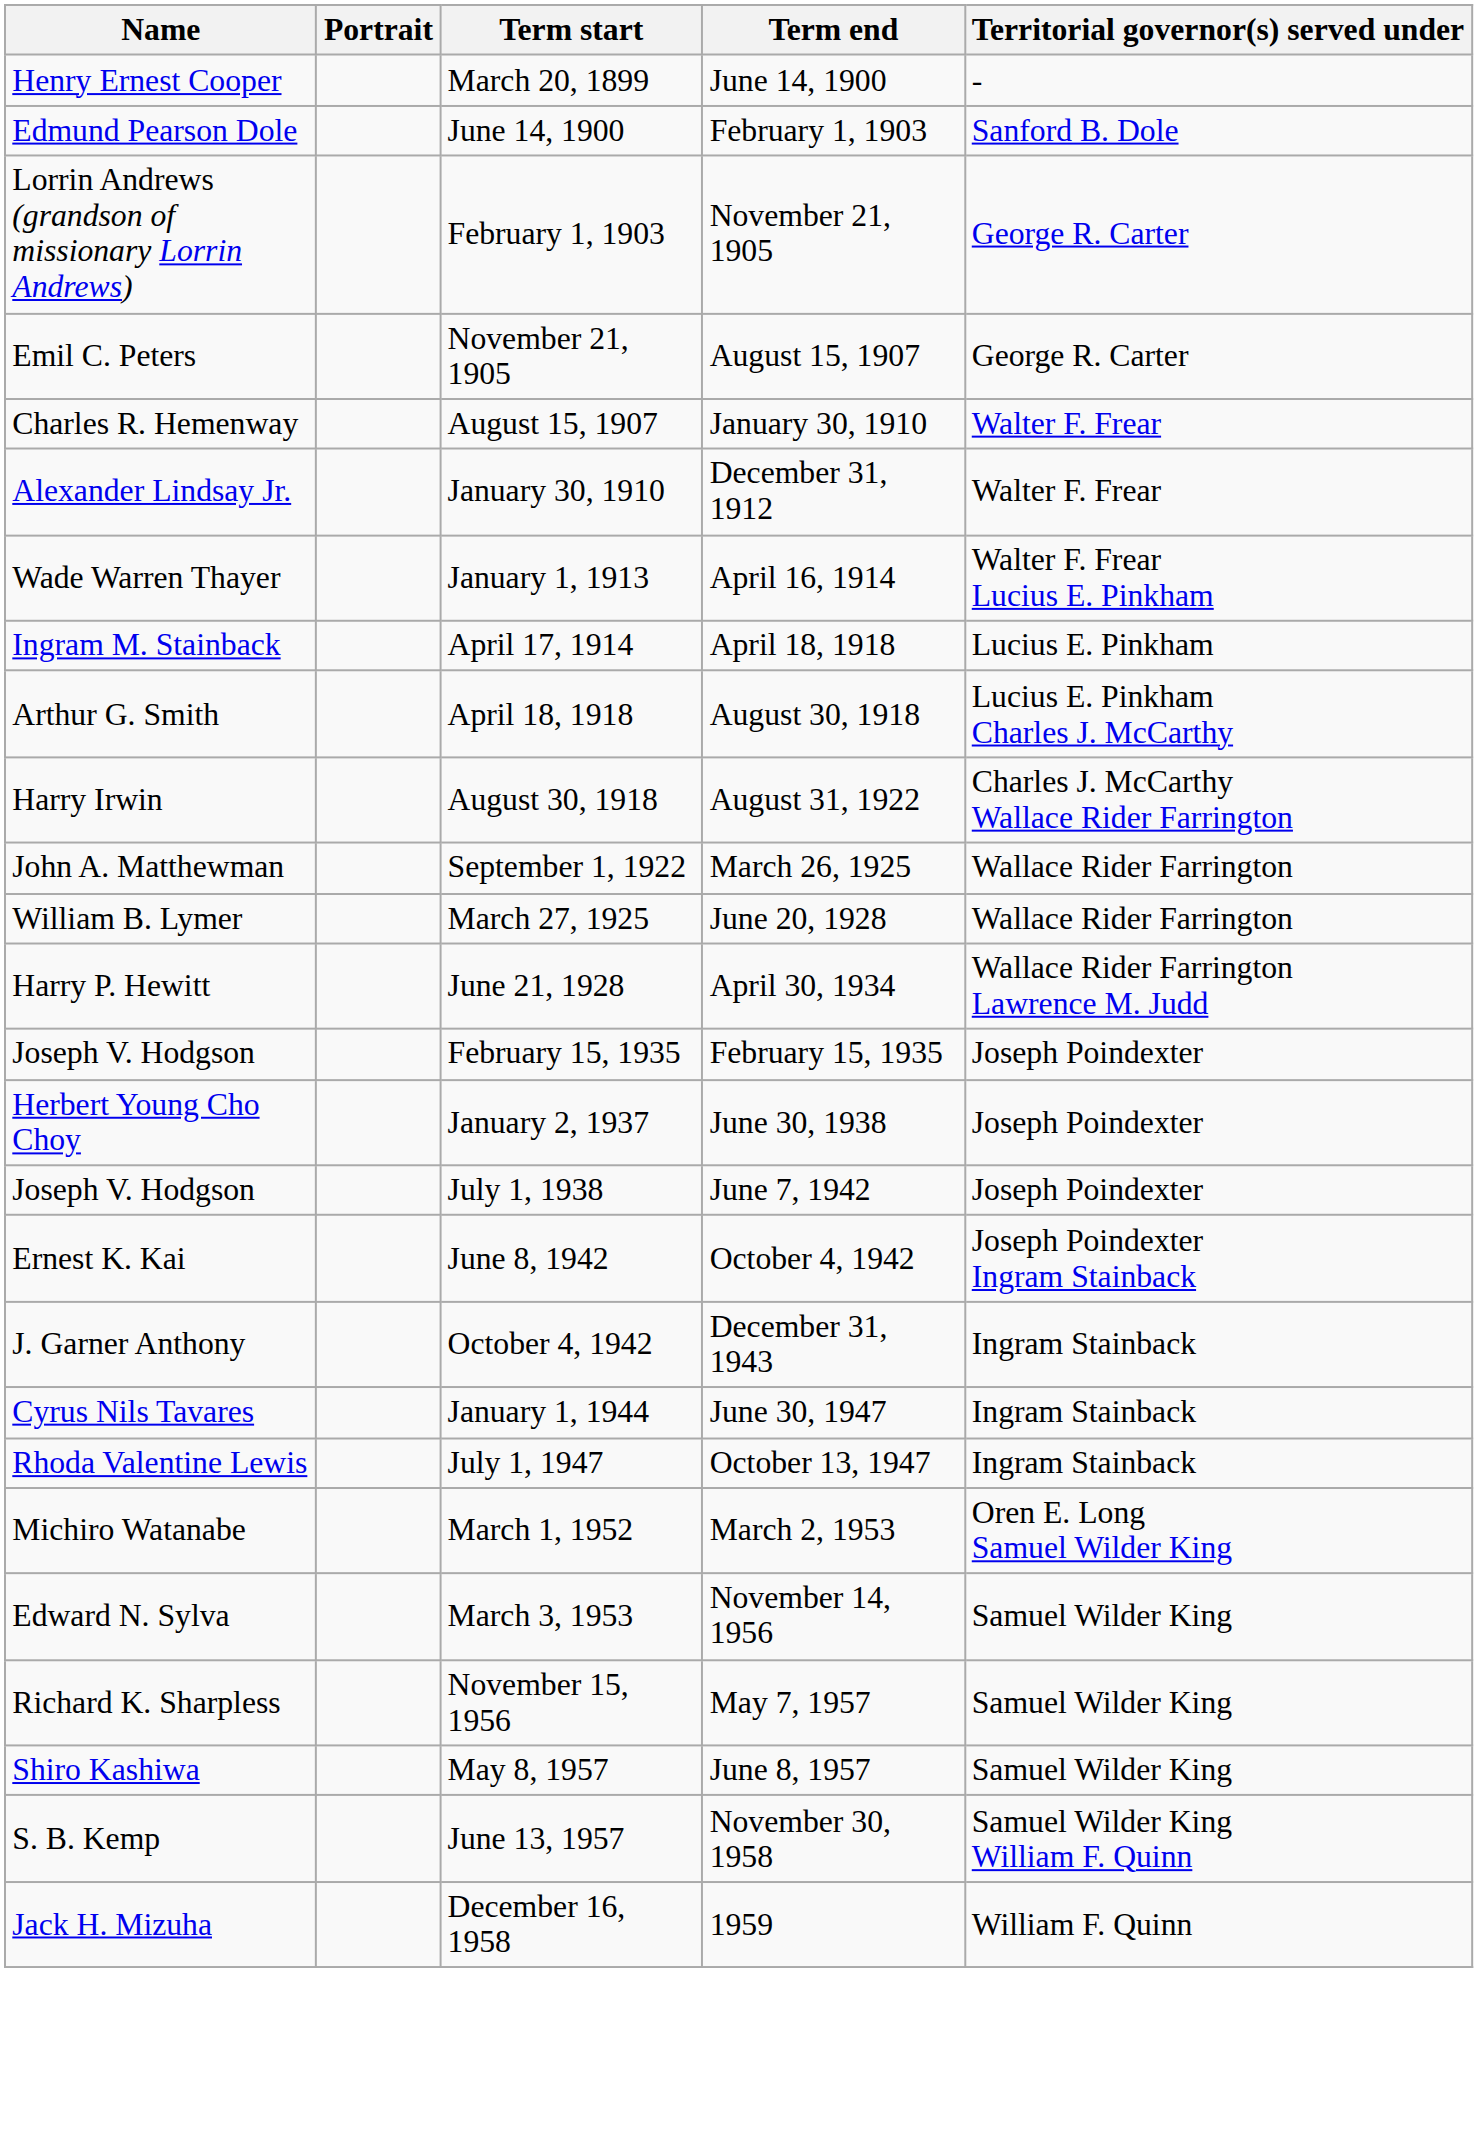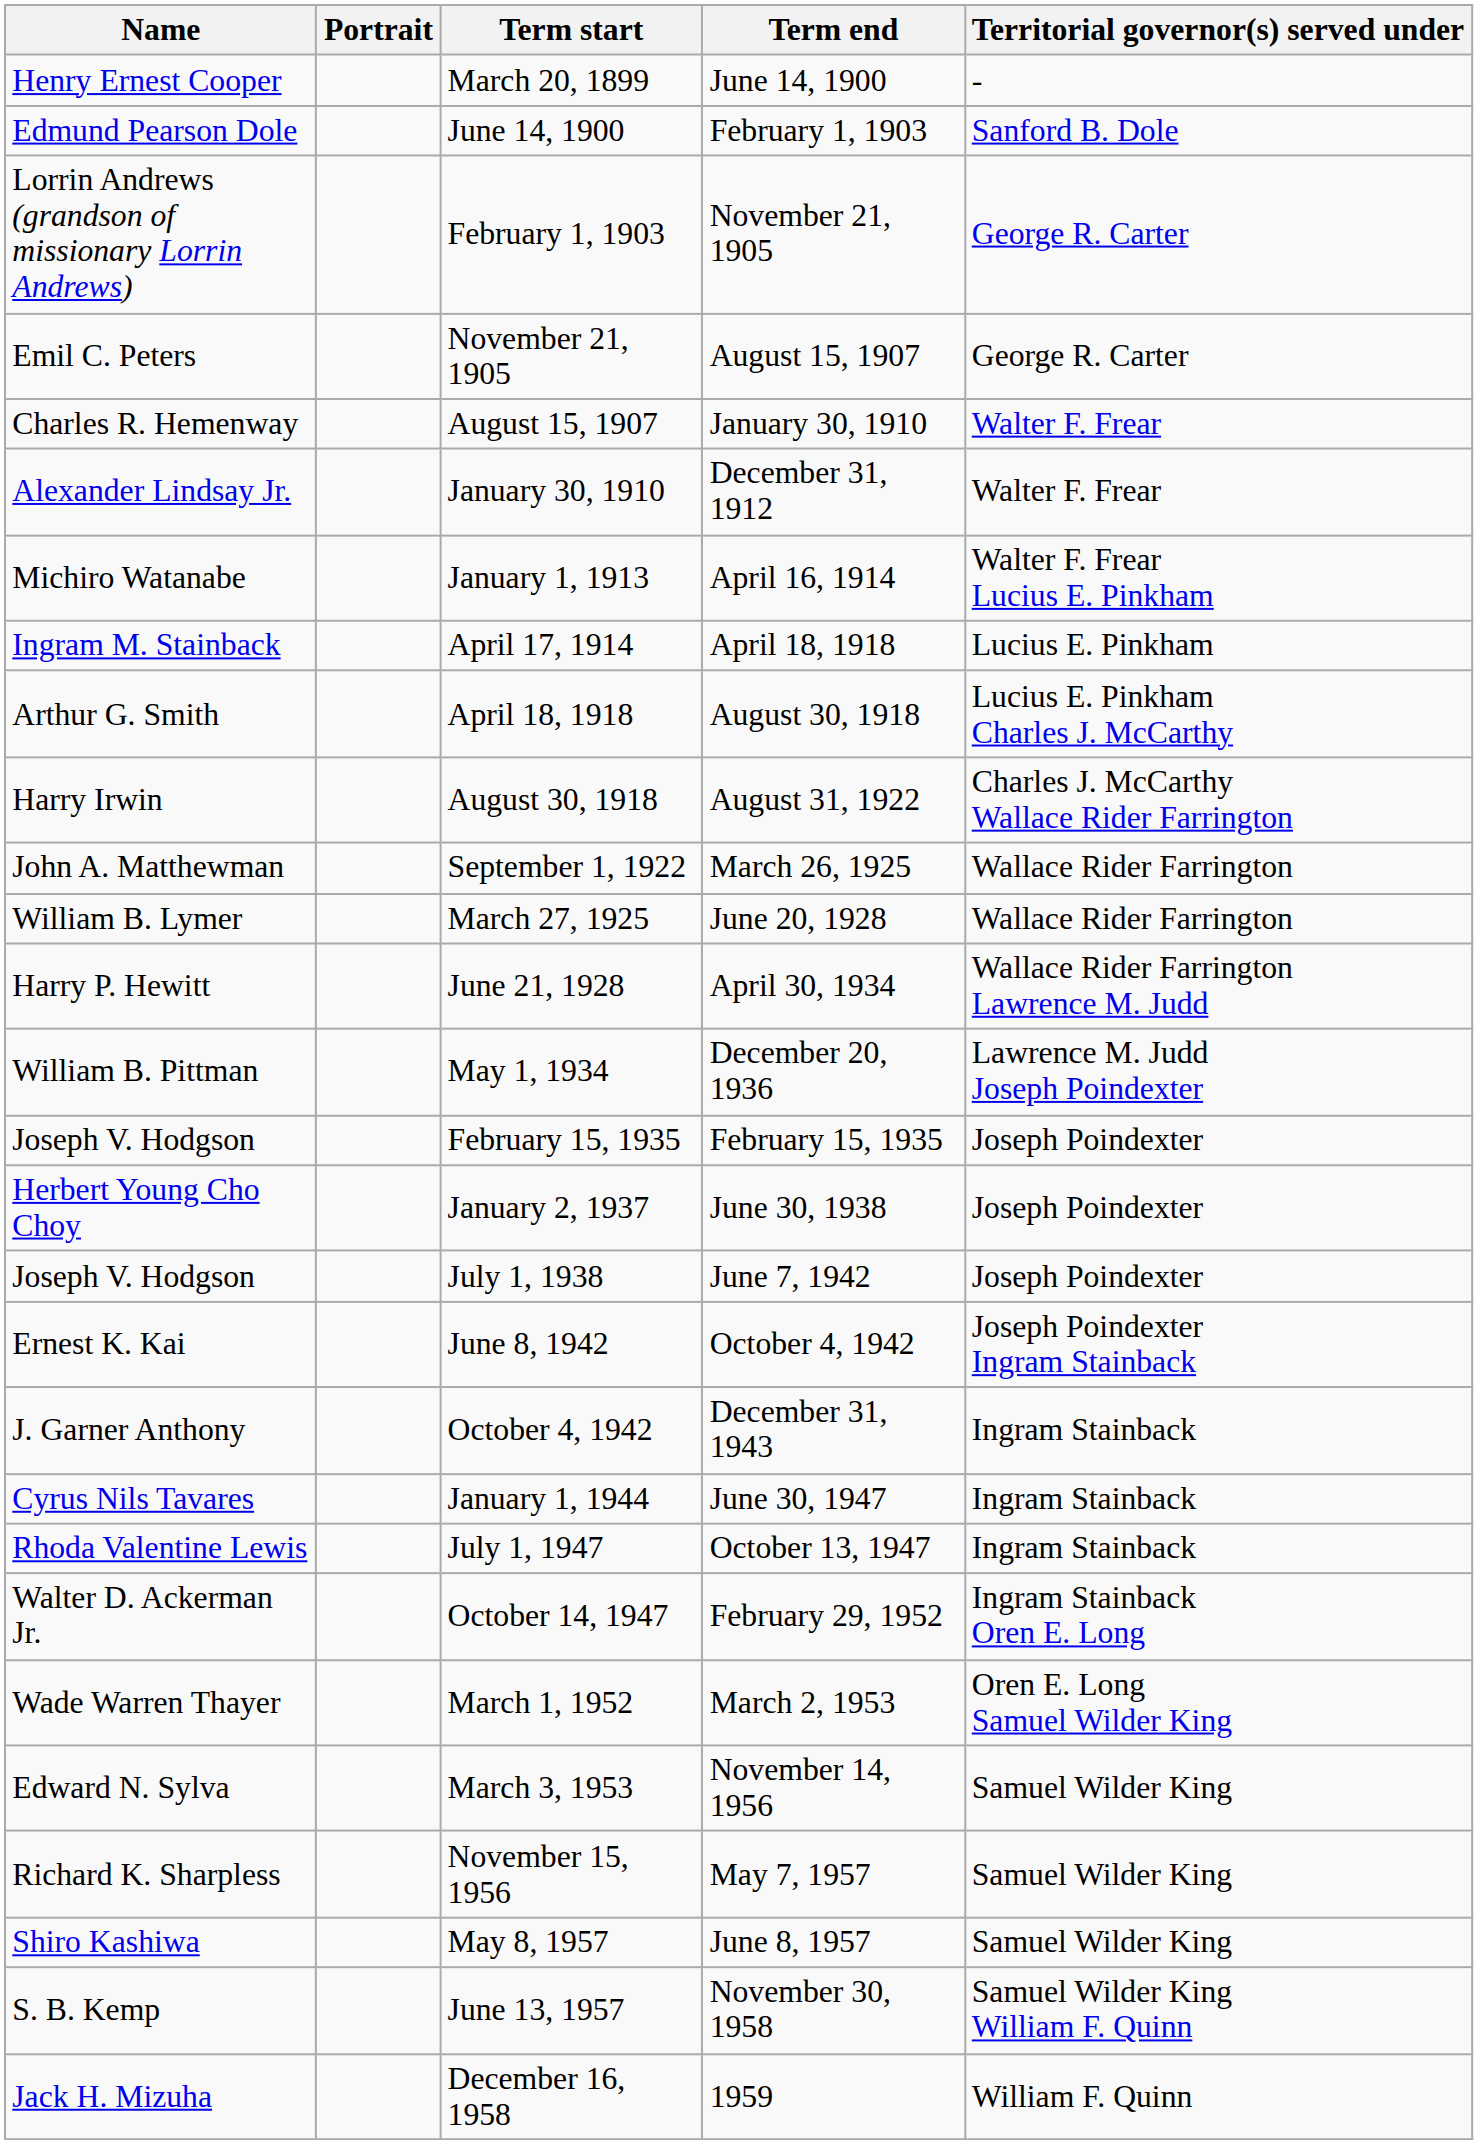(146, 577) Wade Warren Thayer -> (129, 577) Michiro Watanabe
+ row: (528, 1071)
+ row: (558, 1616)
(129, 1530) Michiro Watanabe -> (146, 1701) Wade Warren Thayer
